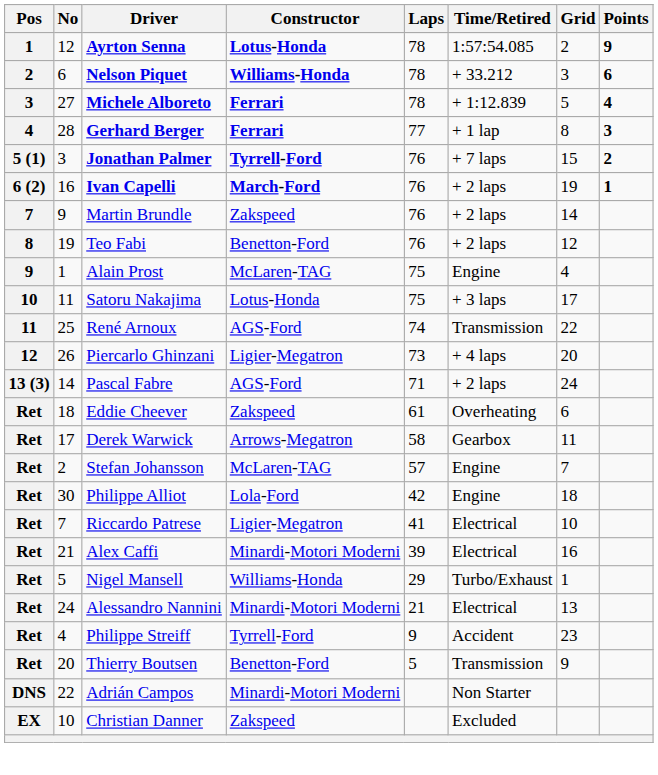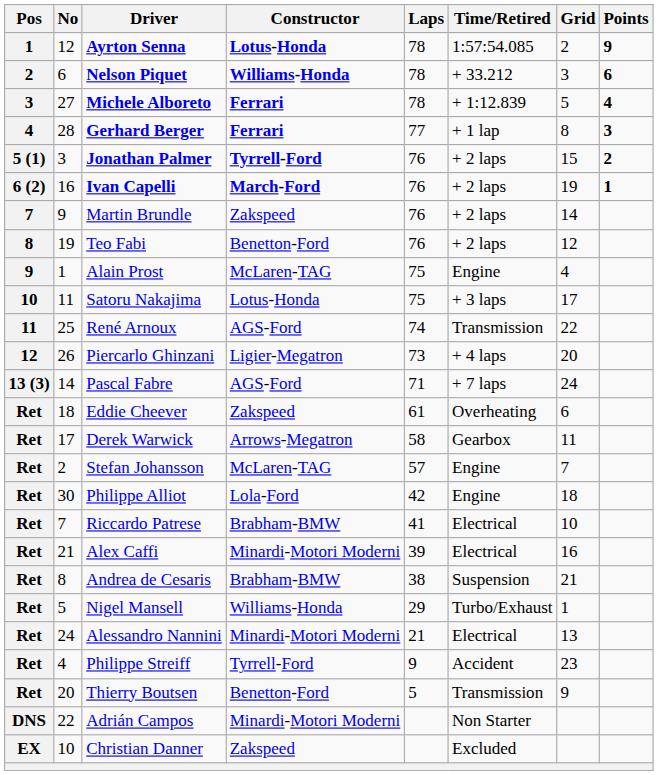(479, 159) + 7 laps -> (479, 159) + 2 laps
(479, 383) + 2 laps -> (479, 383) + 7 laps
(286, 523) Ligier-Megatron -> (285, 523) Brabham-BMW
+ row: (149, 580)
